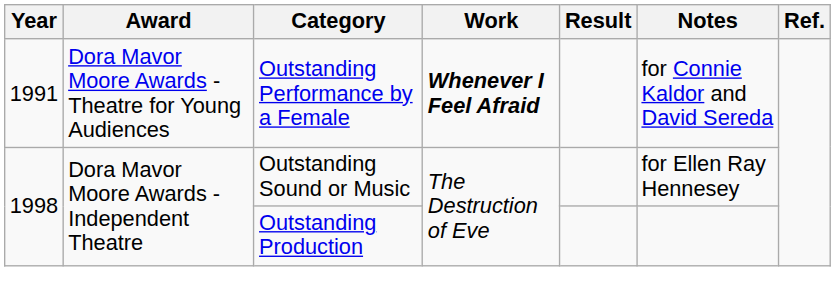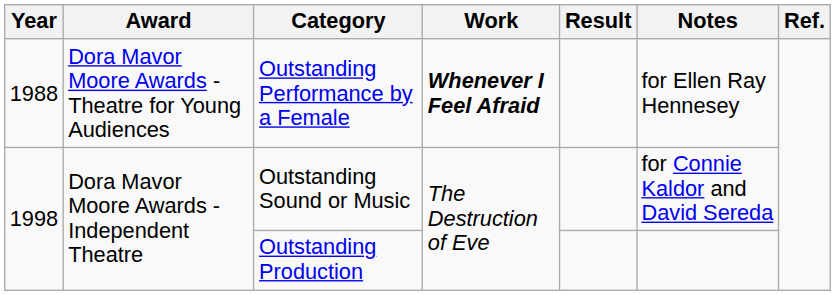(34, 92) 1991 -> (34, 92) 1988
(707, 92) for Connie Kaldor and David Sereda -> (704, 92) for Ellen Ray Hennesey
(704, 176) for Ellen Ray Hennesey -> (707, 188) for Connie Kaldor and David Sereda
